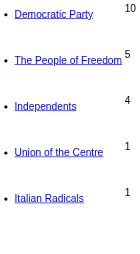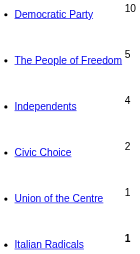+ row: (56, 153)
(130, 193) normal -> (130, 239) bold
